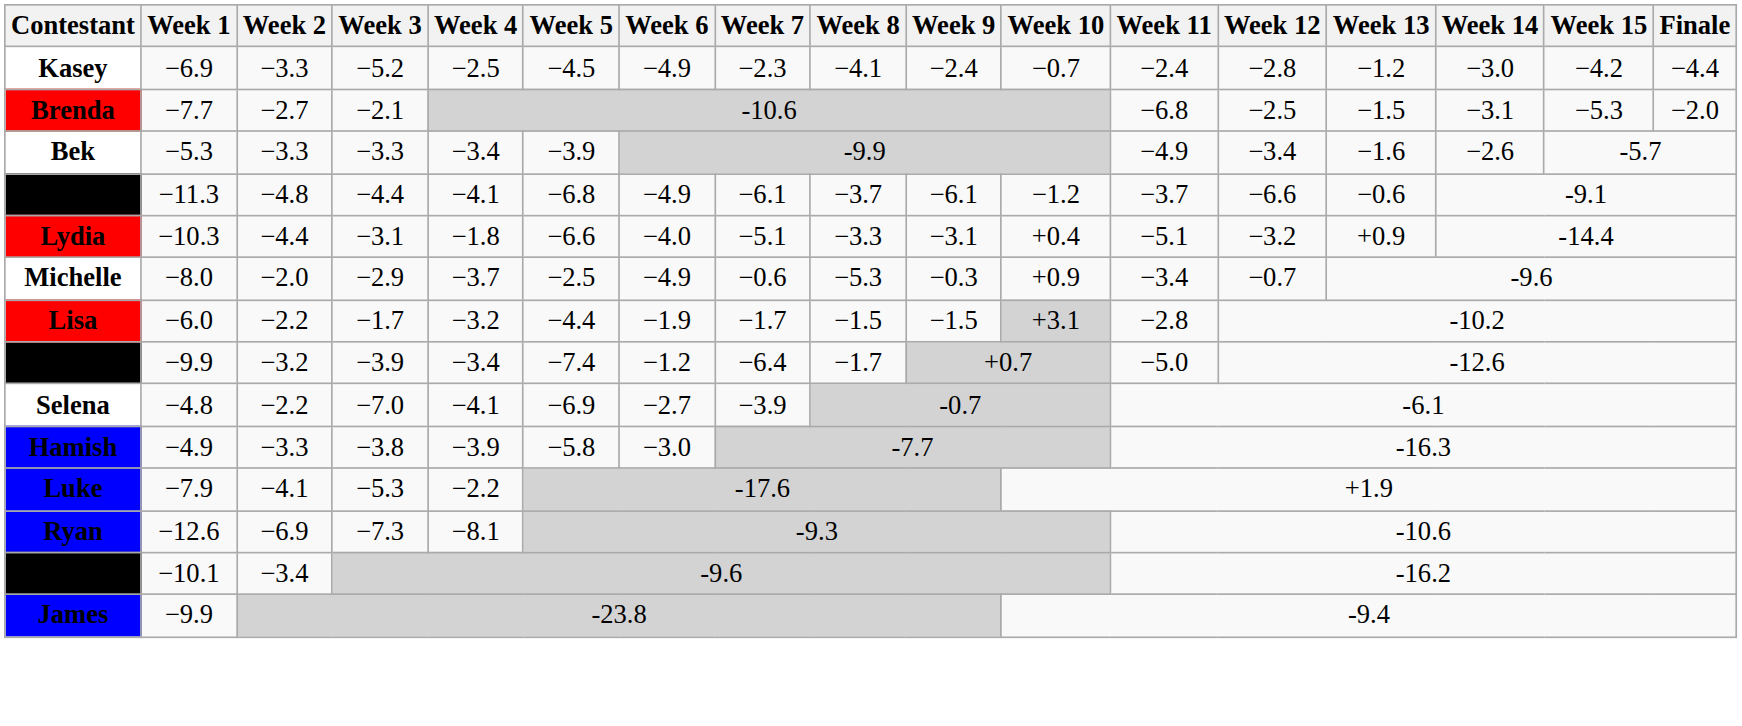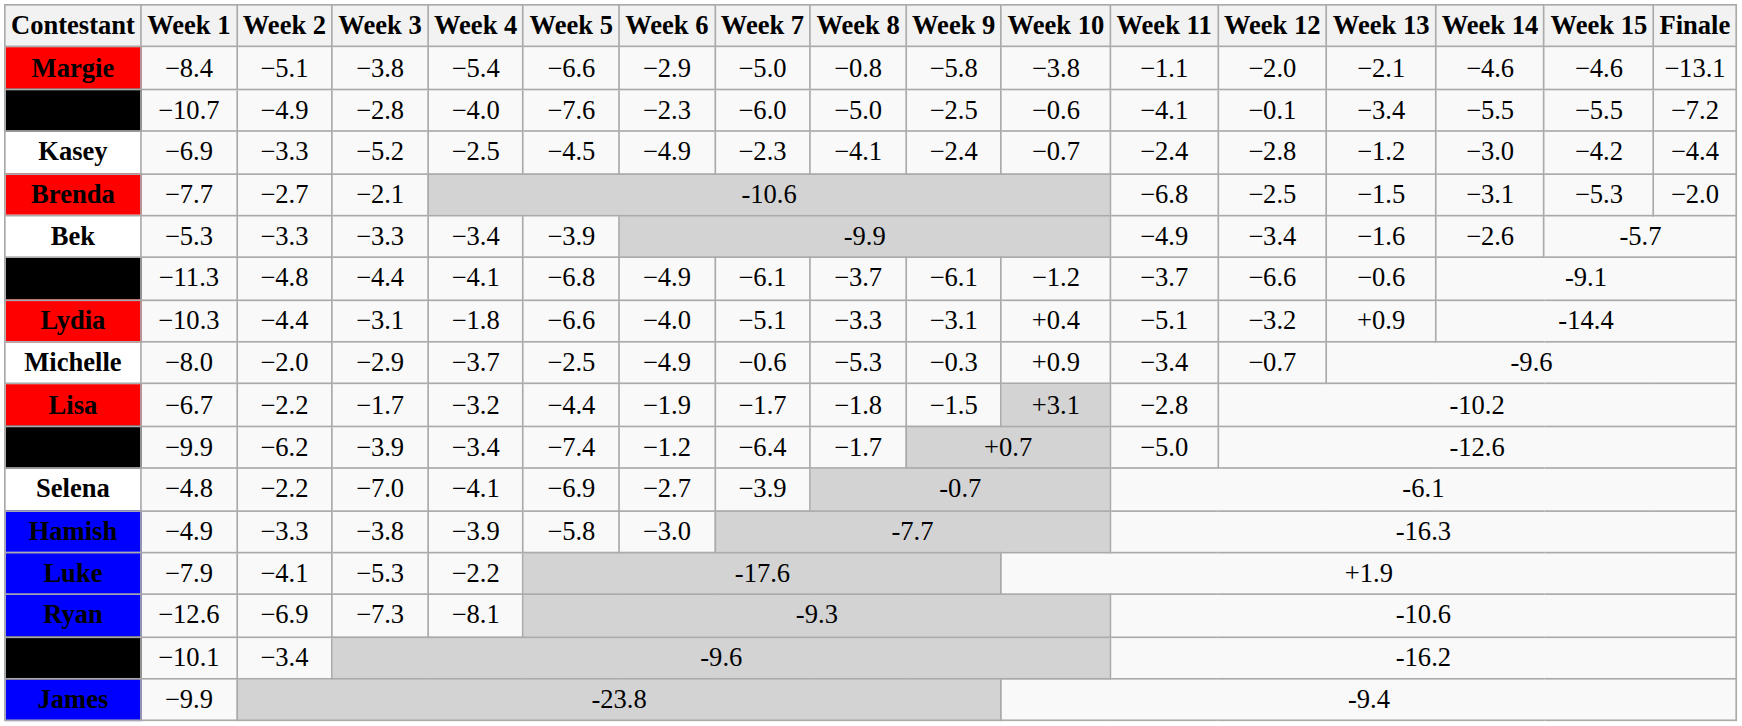+ row: (73, 67)
+ row: (73, 109)
(189, 320) −6.0 -> (189, 404) −6.7
(858, 320) −1.5 -> (858, 404) −1.8
(284, 362) −3.2 -> (284, 446) −6.2
